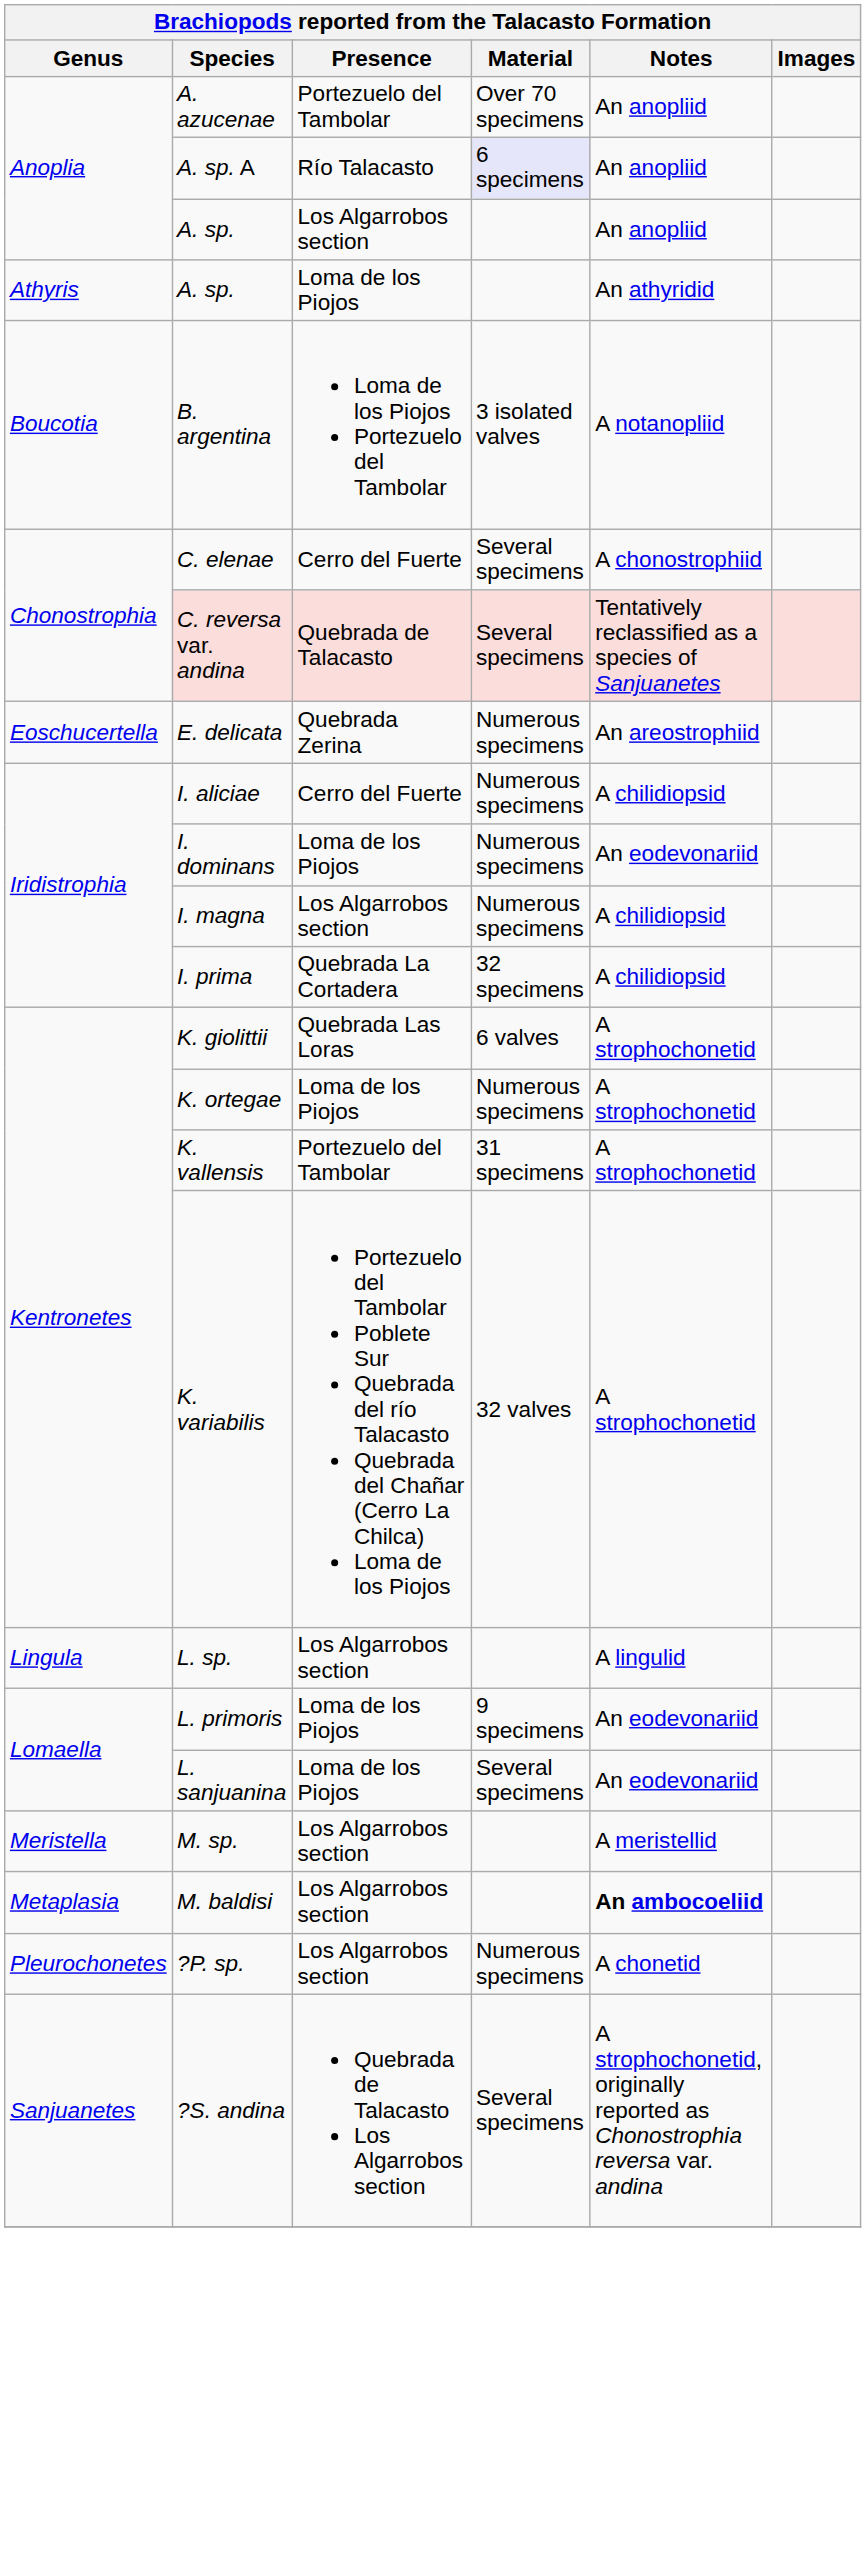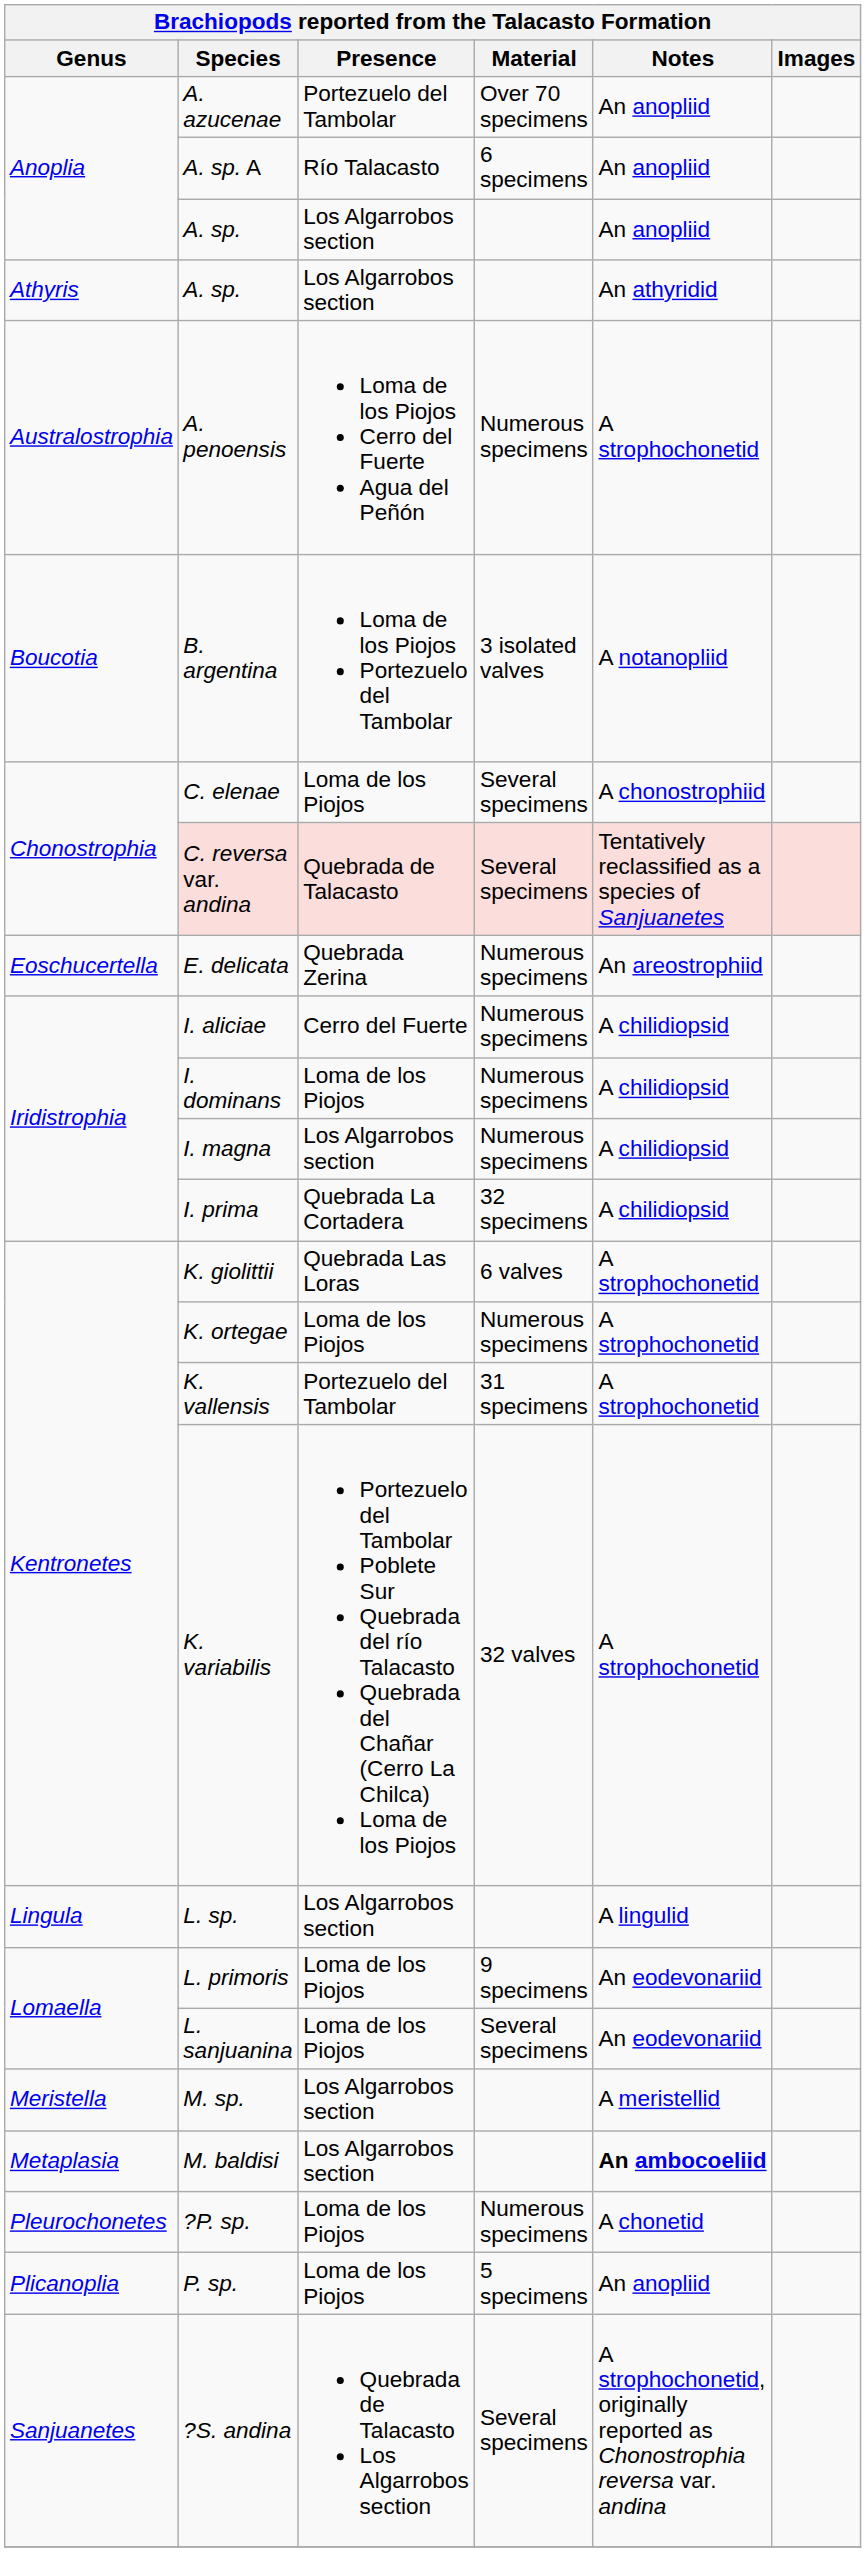(530, 167) lavender background -> (534, 167) no background
(359, 290) Loma de los Piojos -> (378, 290) Los Algarrobos section
+ row: (91, 437)
(380, 559) Cerro del Fuerte -> (365, 792) Loma de los Piojos
(677, 854) An eodevonariid -> (664, 1087) A chilidiopsid
(373, 1963) Los Algarrobos section -> (365, 2221) Loma de los Piojos
+ row: (64, 2283)
